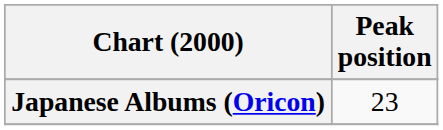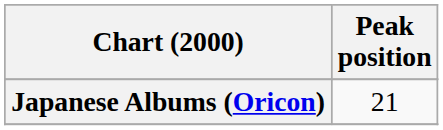(385, 101) 23 -> (385, 101) 21
